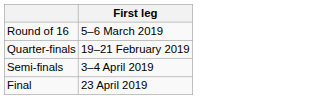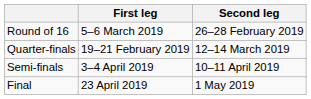+ column: (249, 13)
